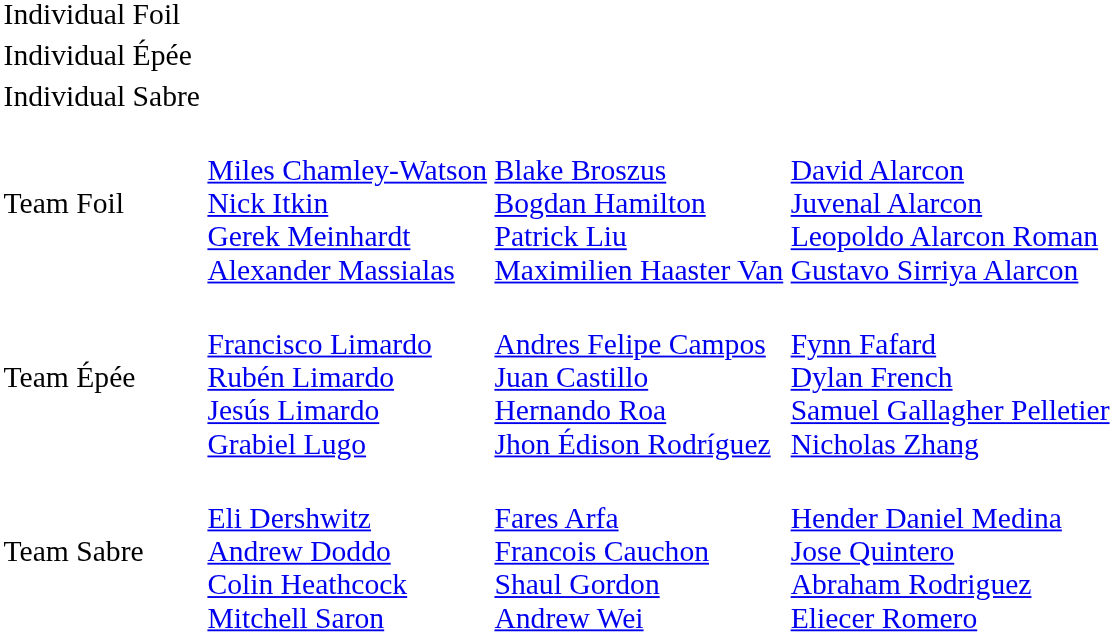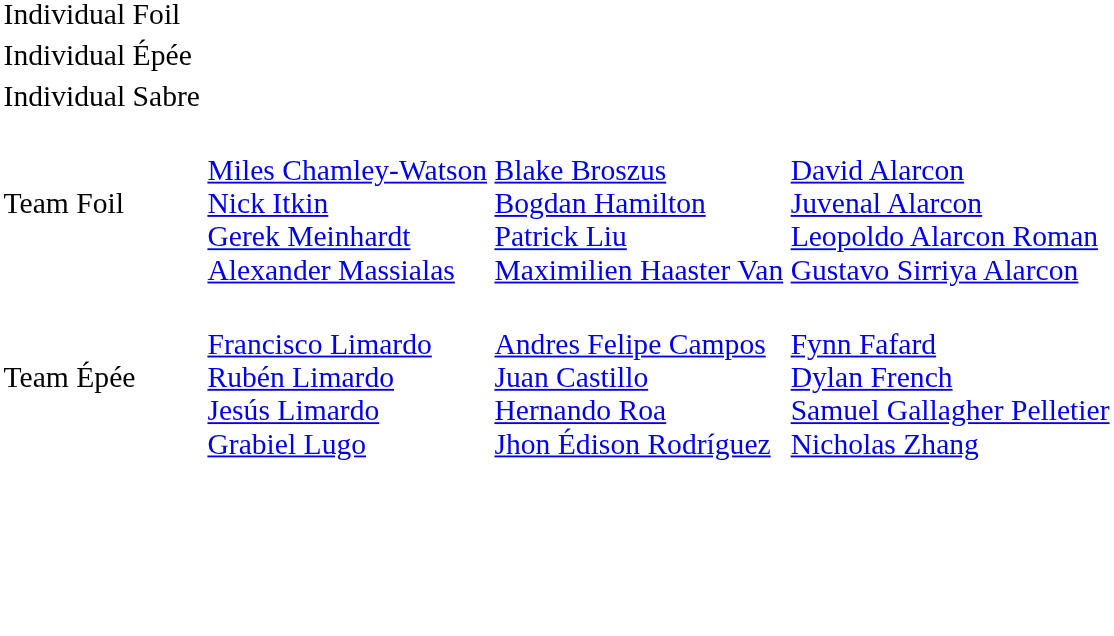- row: (74, 551)
